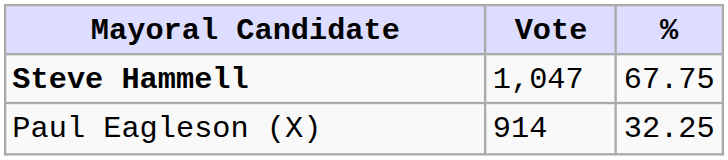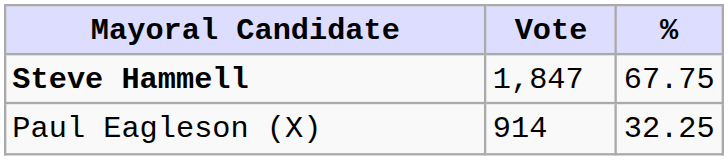(538, 79) 1,047 -> (538, 79) 1,847
